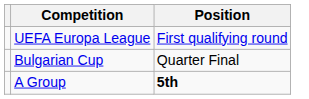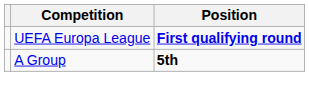(222, 37) normal -> (229, 37) bold
- row: (59, 60)
